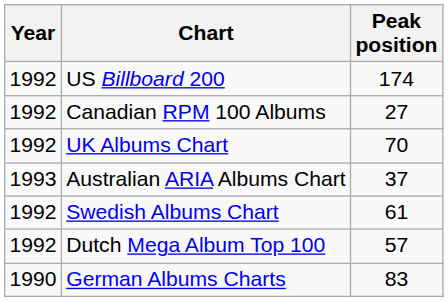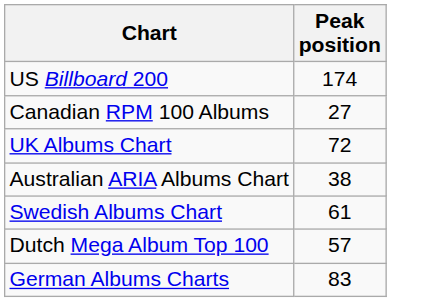- column: (33, 33)
(396, 145) 70 -> (340, 145) 72
(396, 178) 37 -> (340, 178) 38
